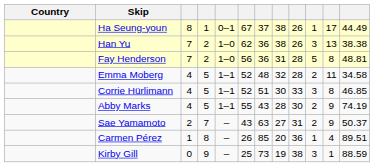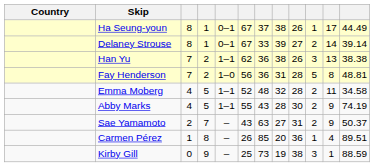+ row: (135, 43)
(226, 43) 1–0 -> (226, 59) 1–1
- row: (135, 91)
